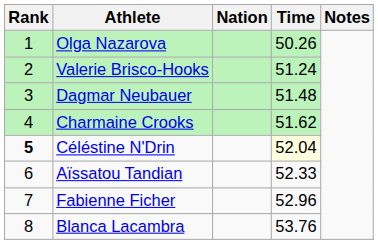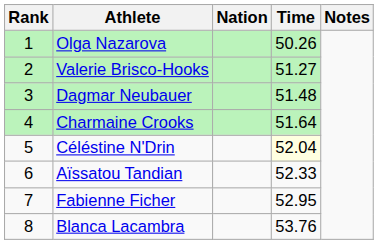(296, 69) 51.24 -> (296, 69) 51.27
(296, 122) 51.62 -> (296, 122) 51.64
(28, 148) bold -> (28, 148) normal
(296, 200) 52.96 -> (296, 200) 52.95
